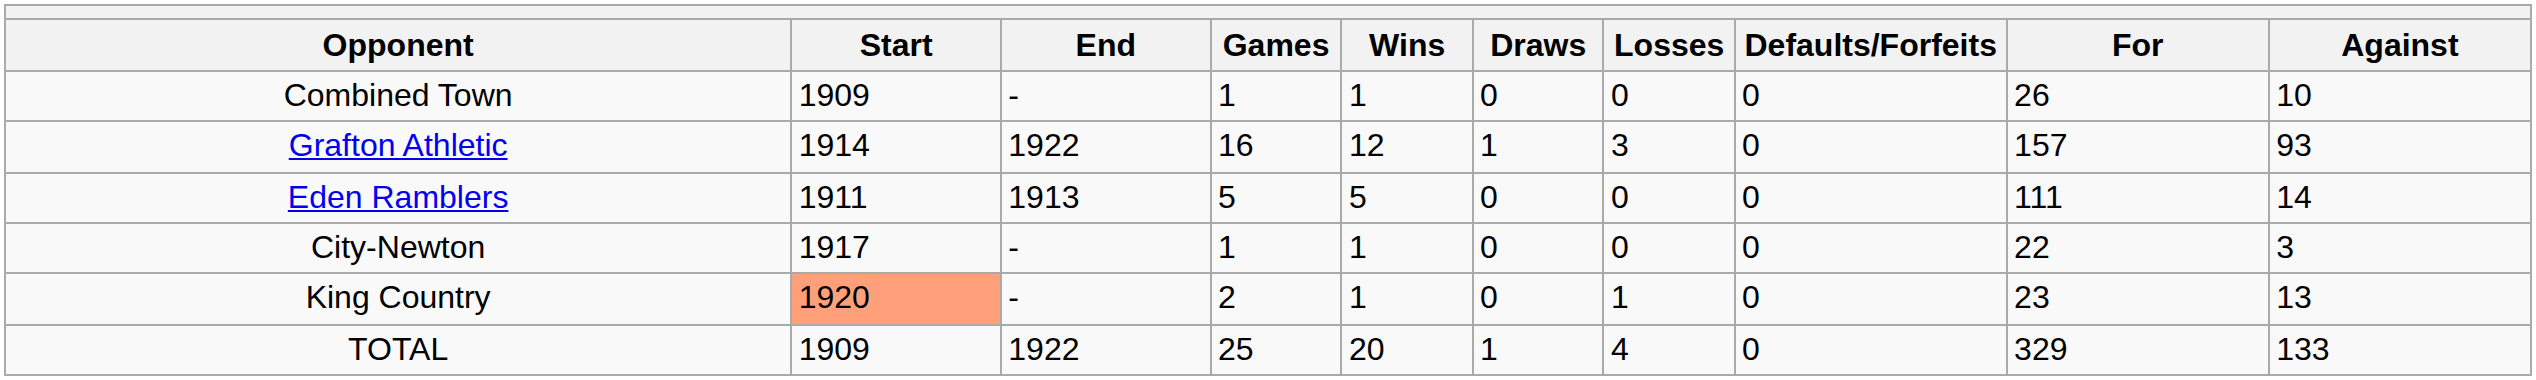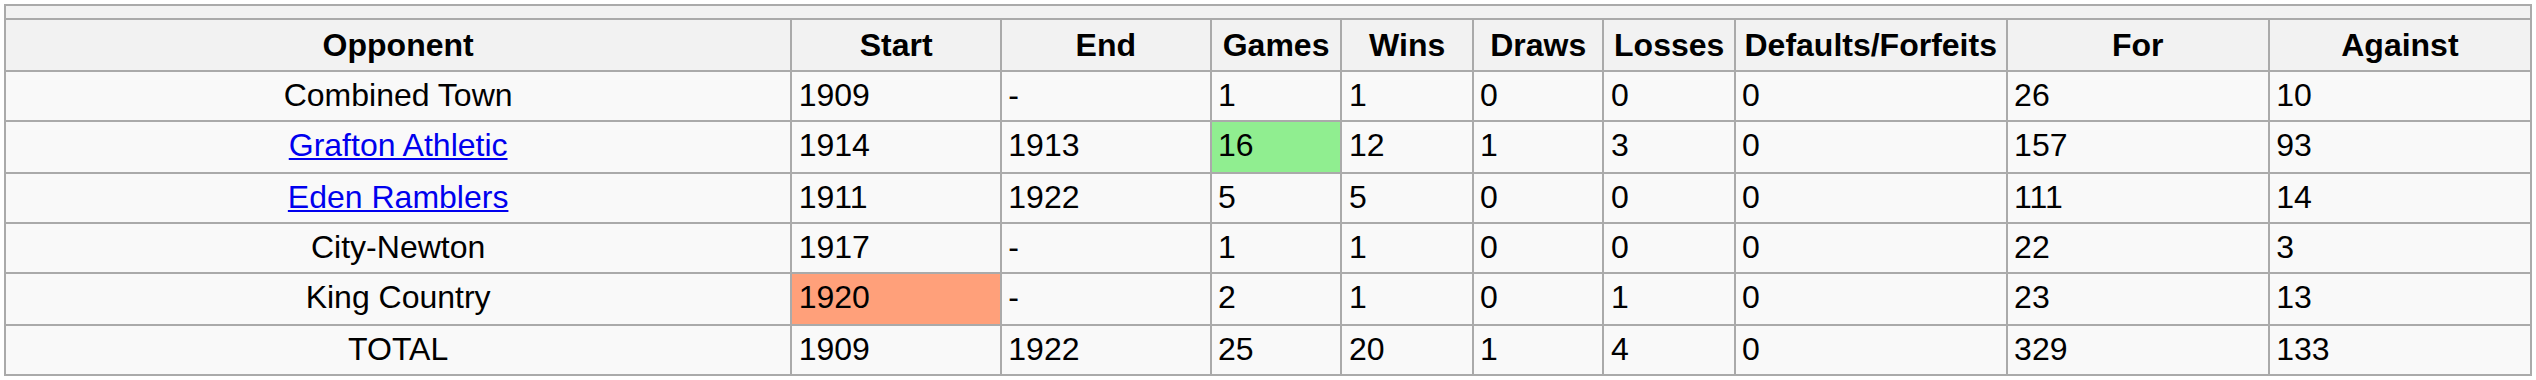(1044, 146) 1922 -> (1044, 146) 1913
(1236, 146) no background -> (1236, 146) lightgreen background
(1044, 196) 1913 -> (1044, 196) 1922
